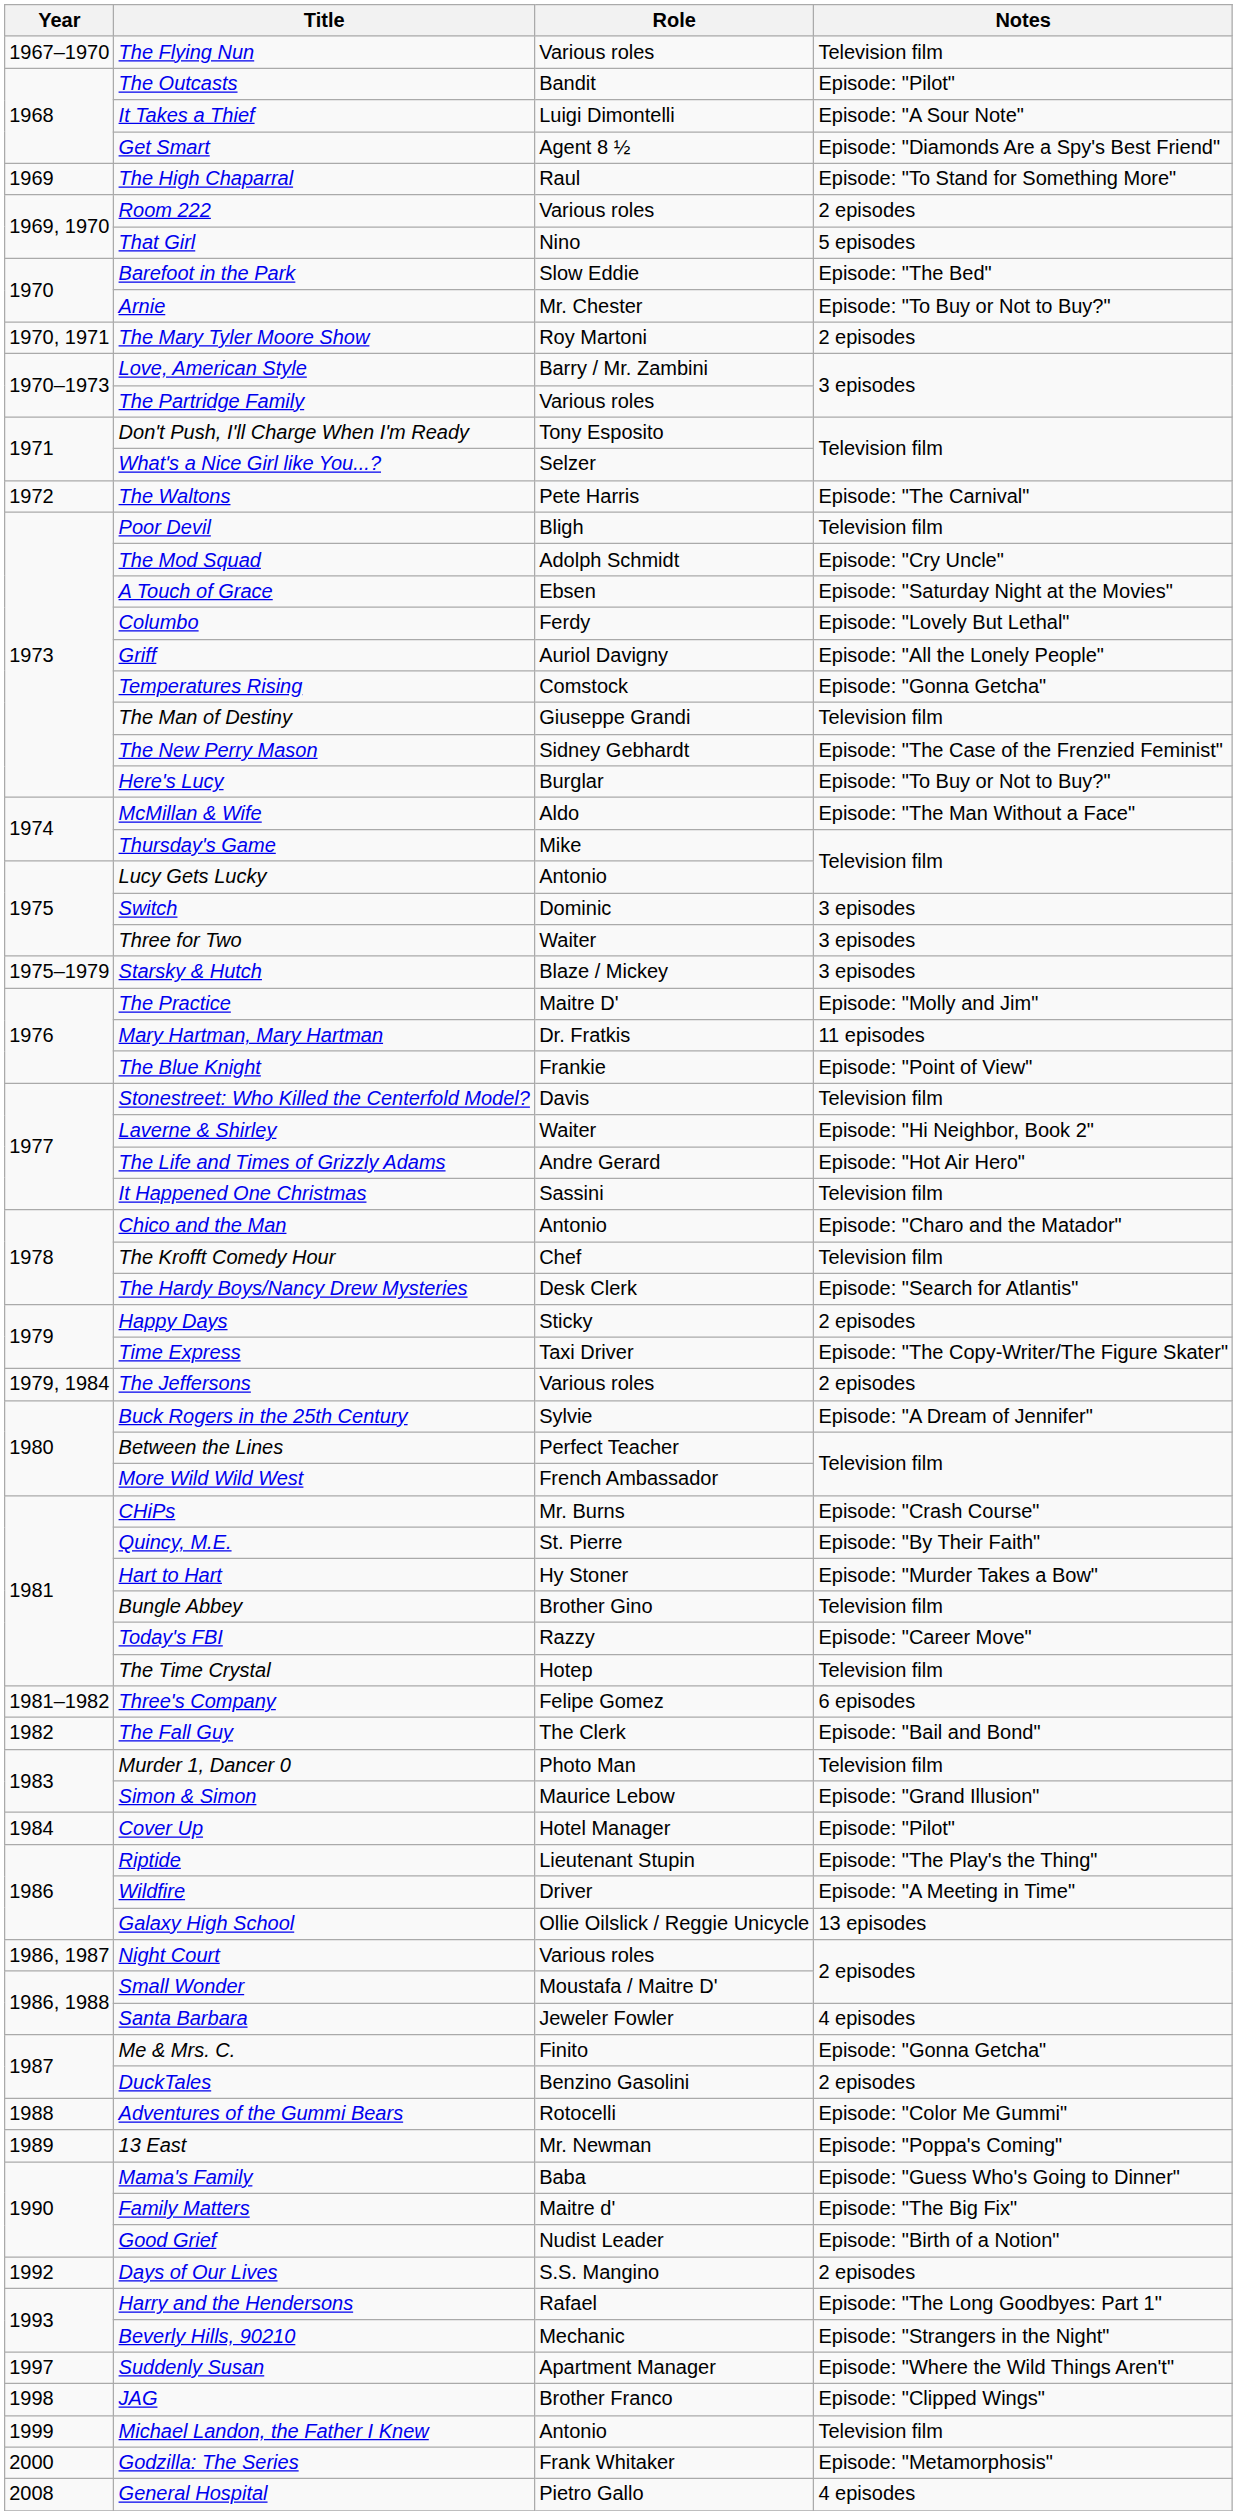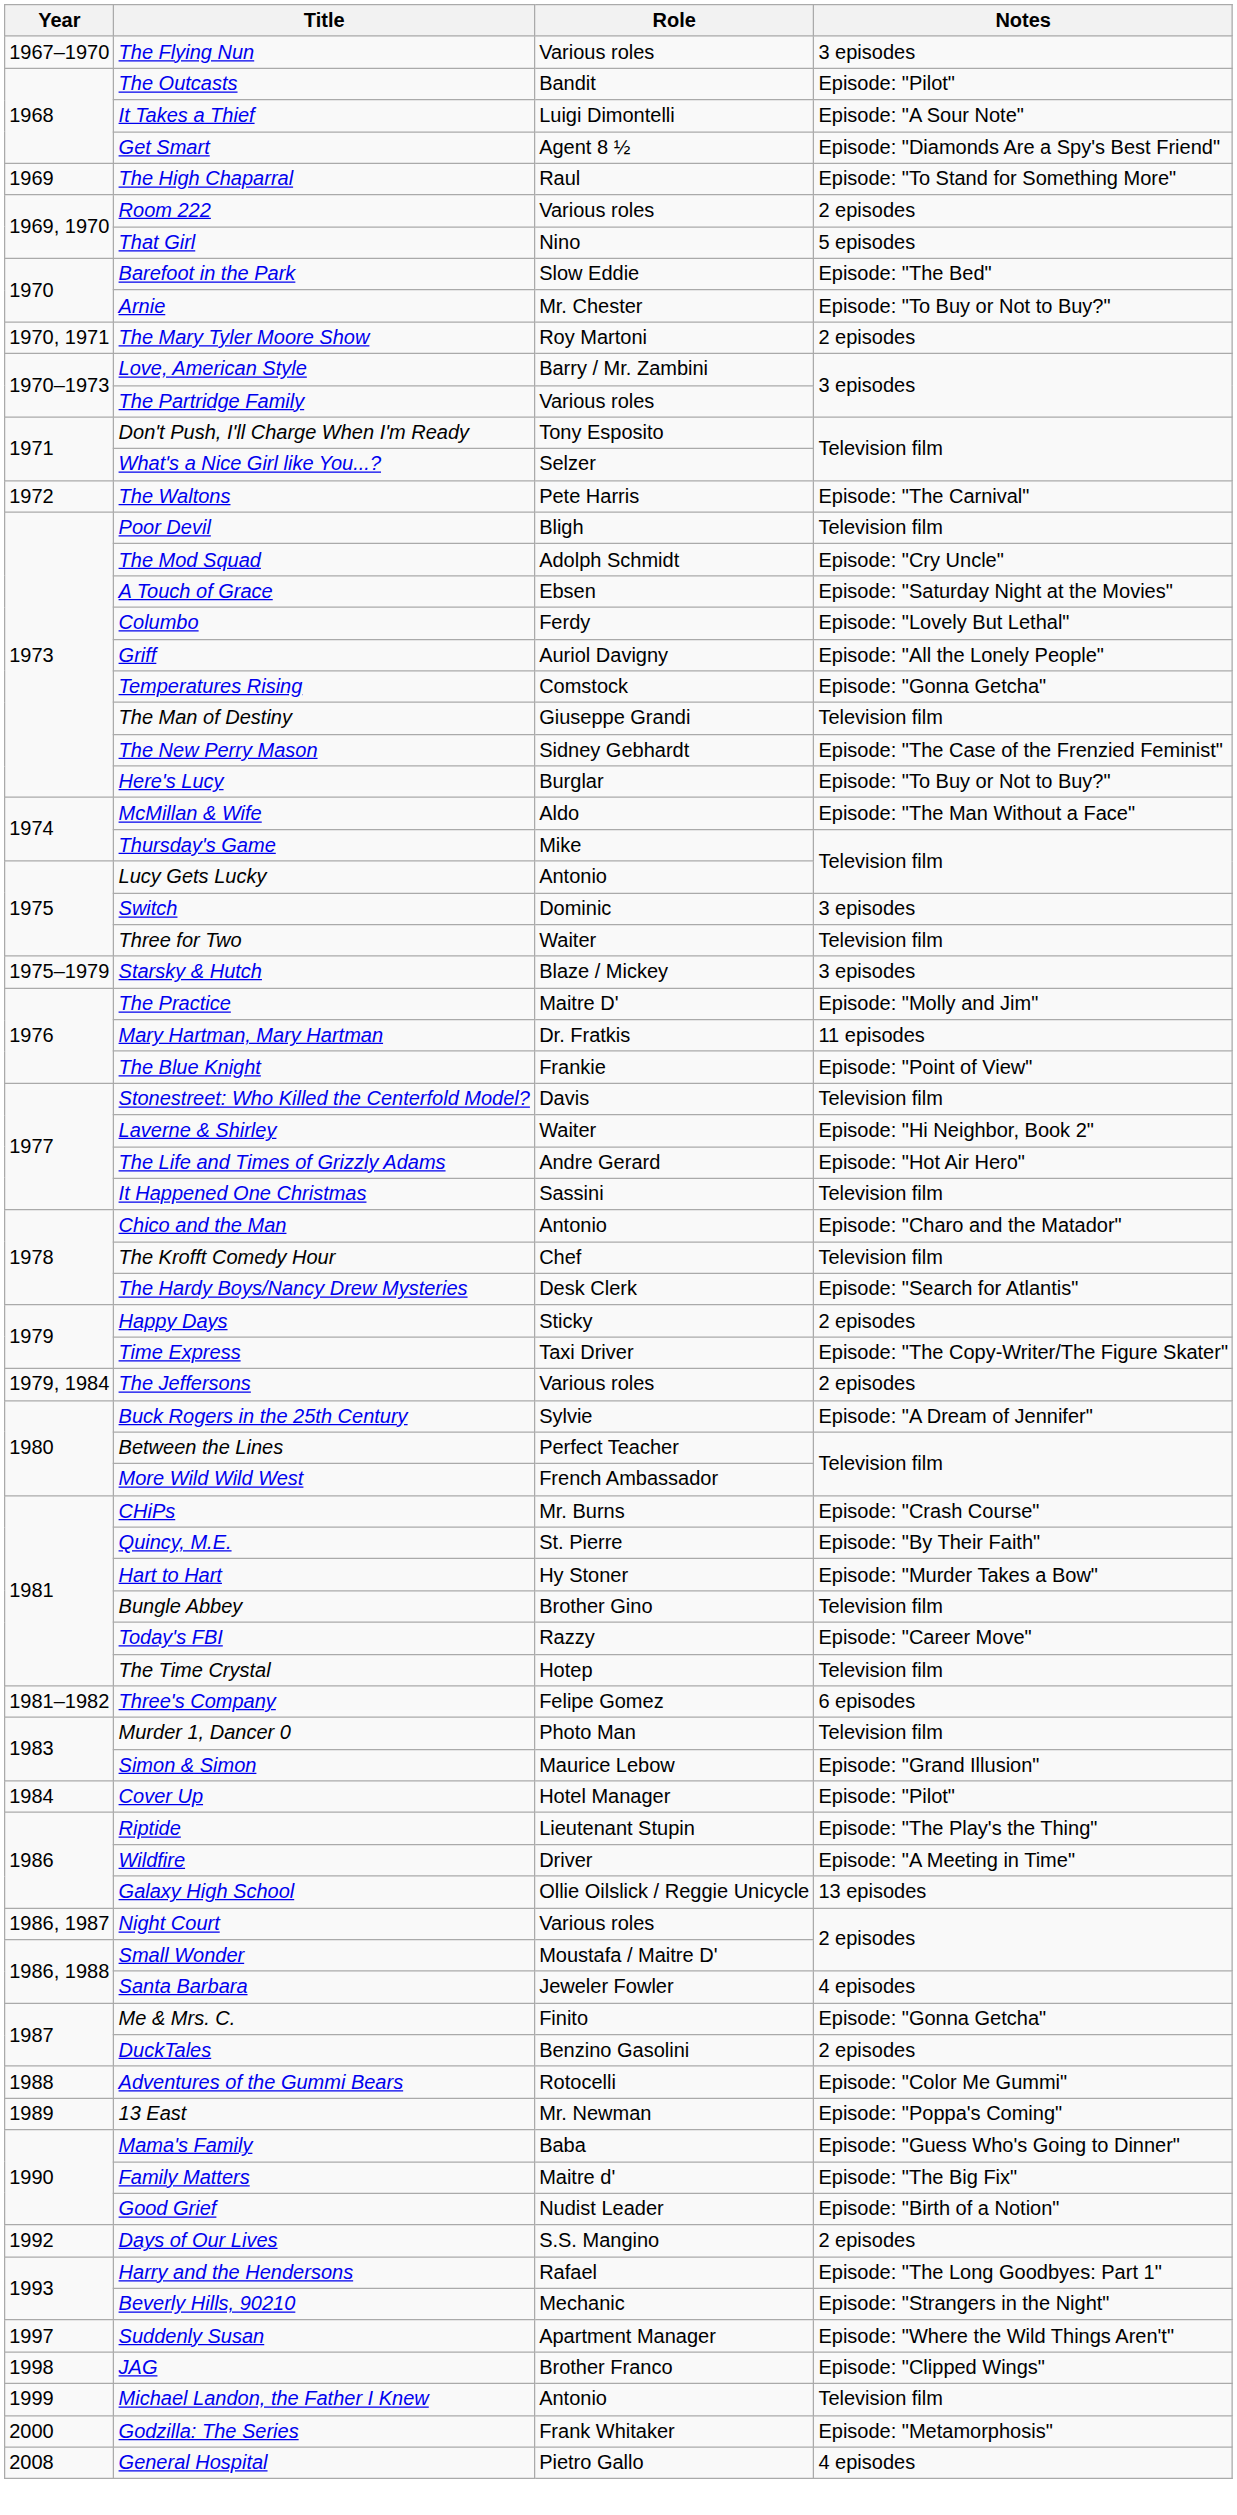(881, 52) Television film -> (867, 52) 3 episodes
(867, 940) 3 episodes -> (881, 940) Television film
- row: (176, 1733)
